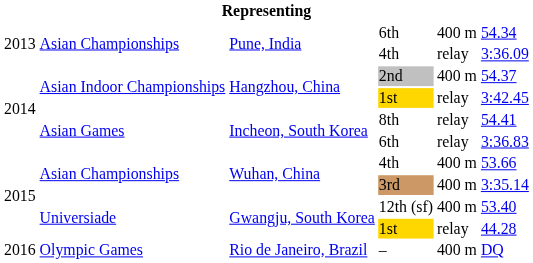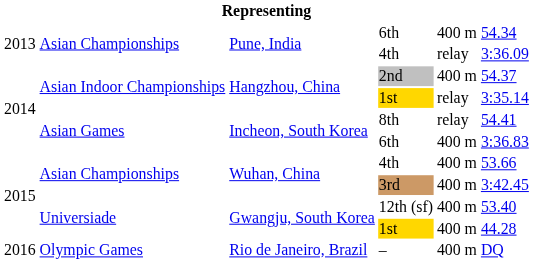(505, 98) 3:42.45 -> (505, 98) 3:35.14
(453, 141) relay -> (457, 141) 400 m
(505, 185) 3:35.14 -> (505, 185) 3:42.45
(453, 228) relay -> (457, 228) 400 m
